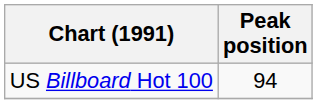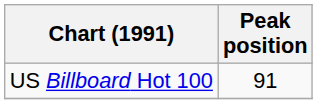(265, 80) 94 -> (265, 80) 91
